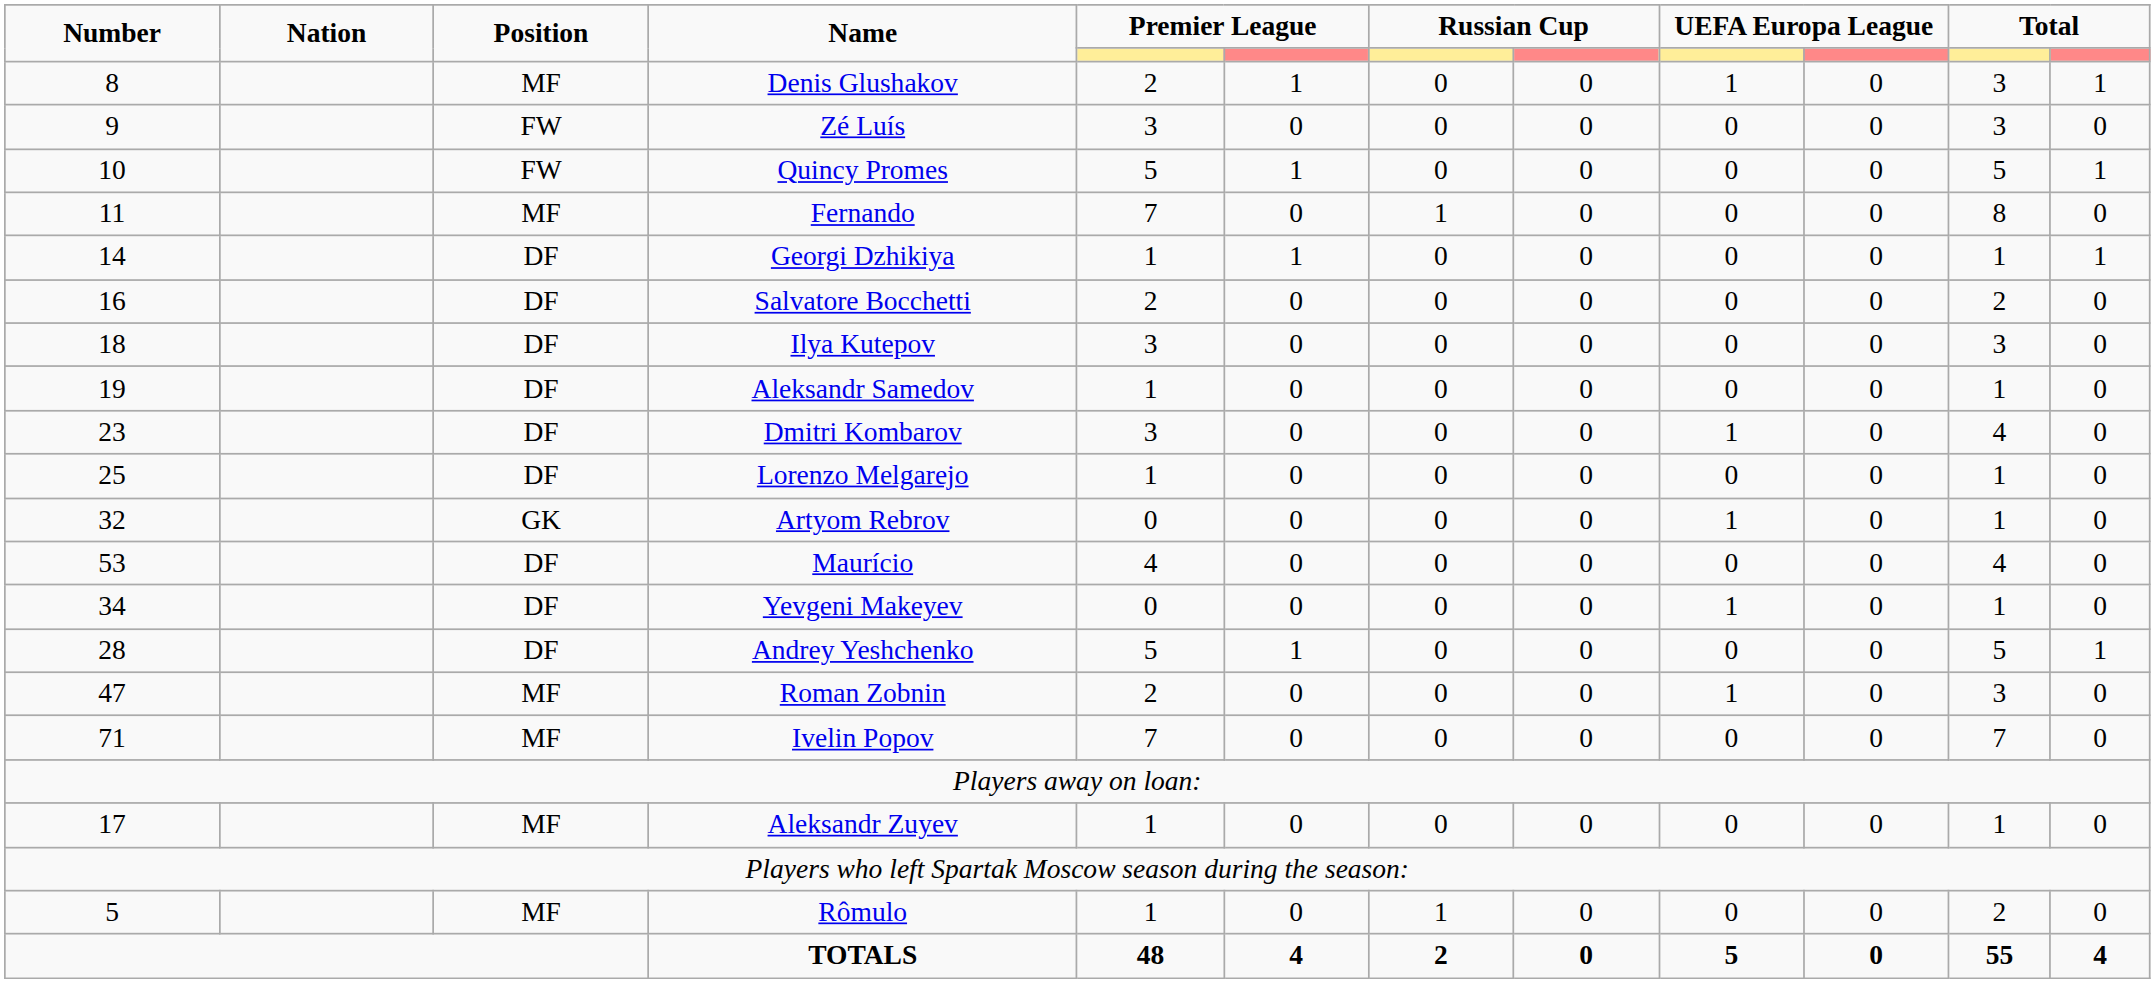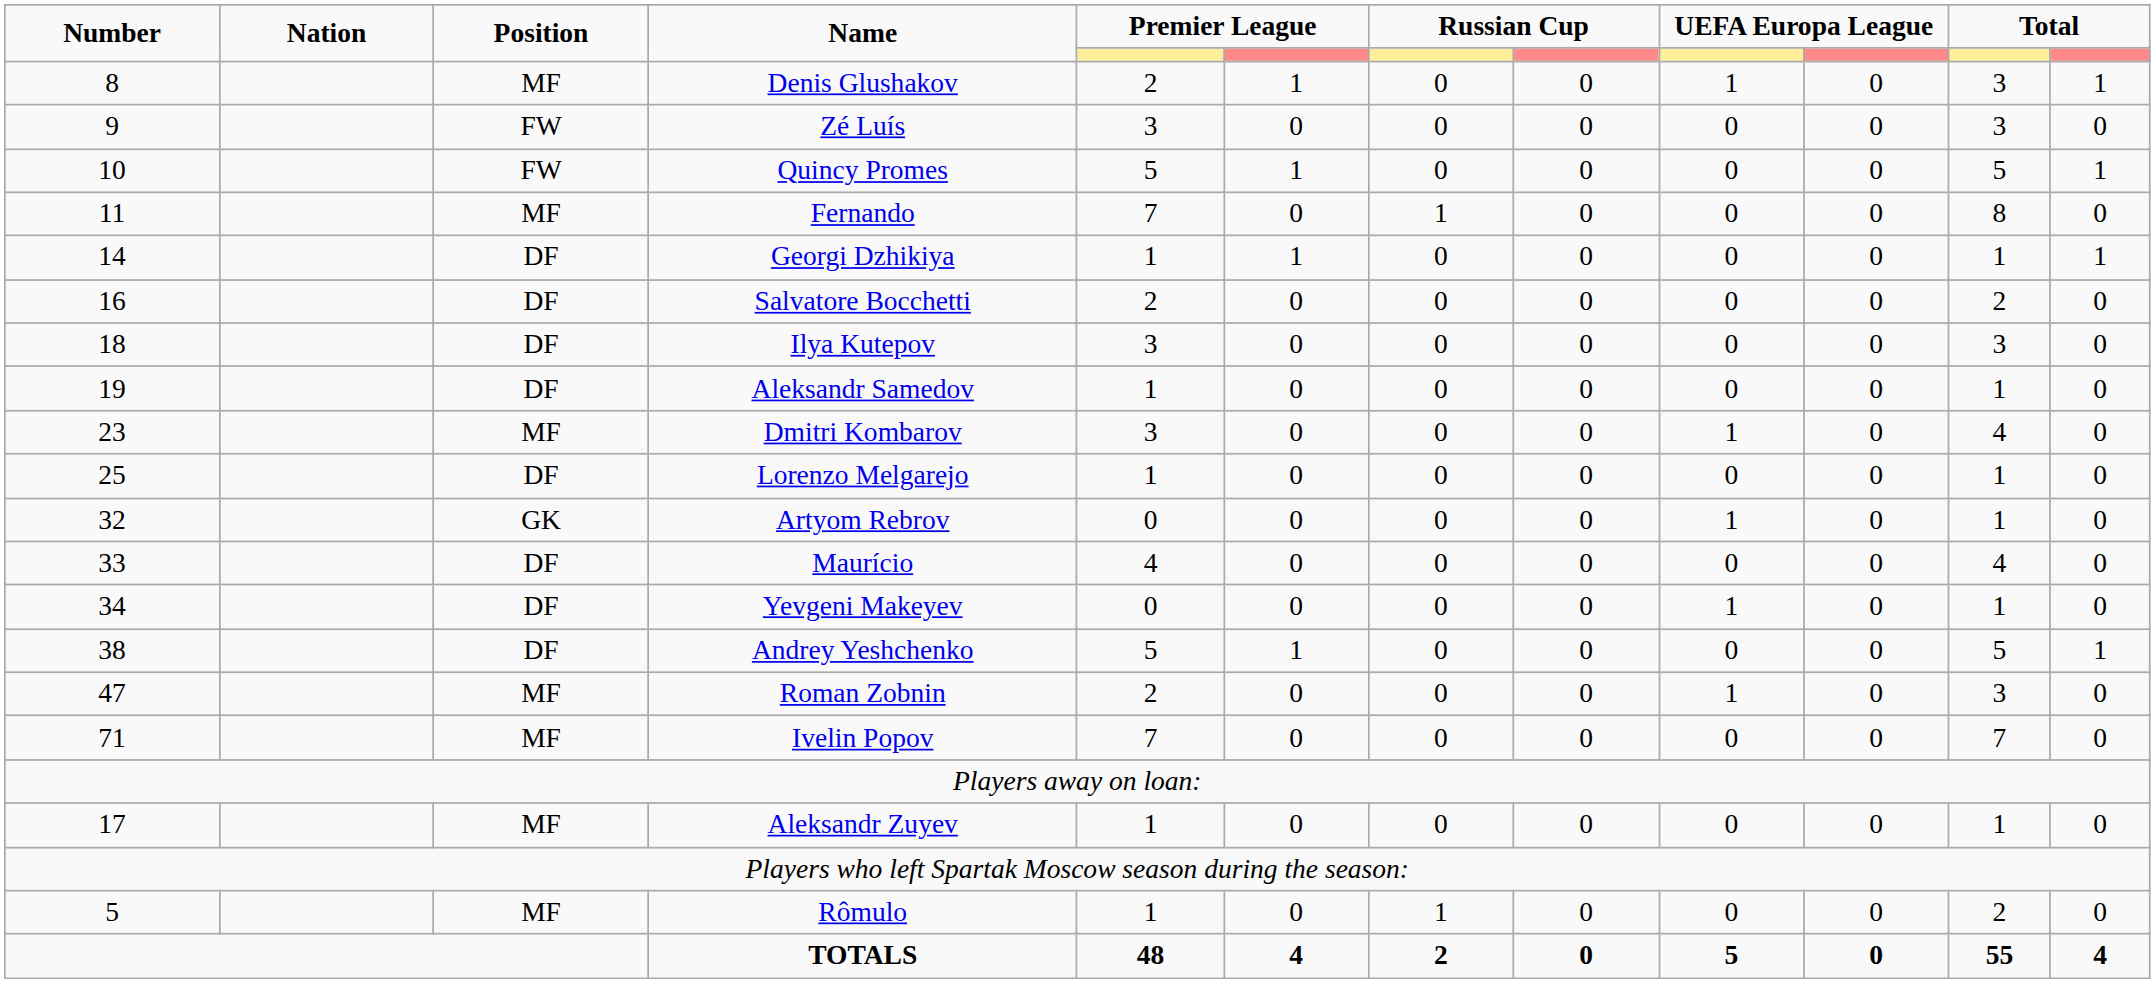(541, 431) DF -> (541, 431) MF
(112, 562) 53 -> (112, 562) 33
(112, 650) 28 -> (112, 650) 38
